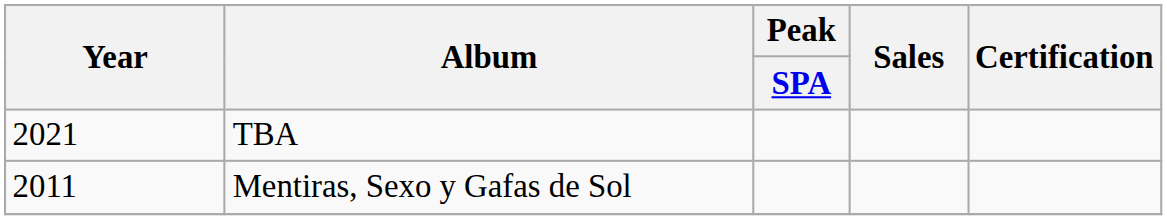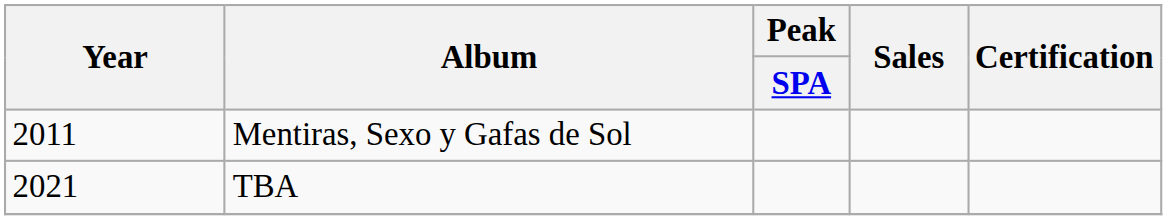rows swapped: (432, 186) <-> (266, 134)
